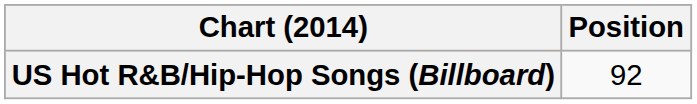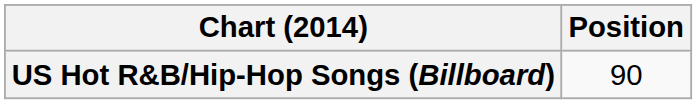(626, 74) 92 -> (626, 74) 90
